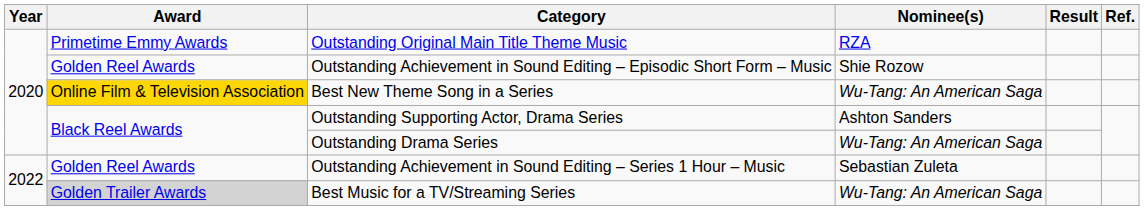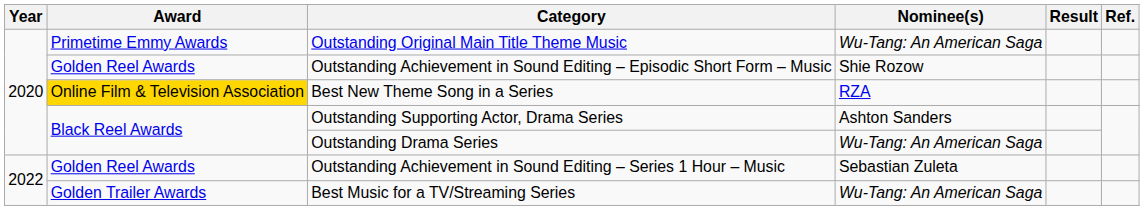(855, 42) RZA -> (941, 42) Wu-Tang: An American Saga
(941, 92) Wu-Tang: An American Saga -> (855, 92) RZA
(128, 192) lightgrey background -> (128, 192) no background
